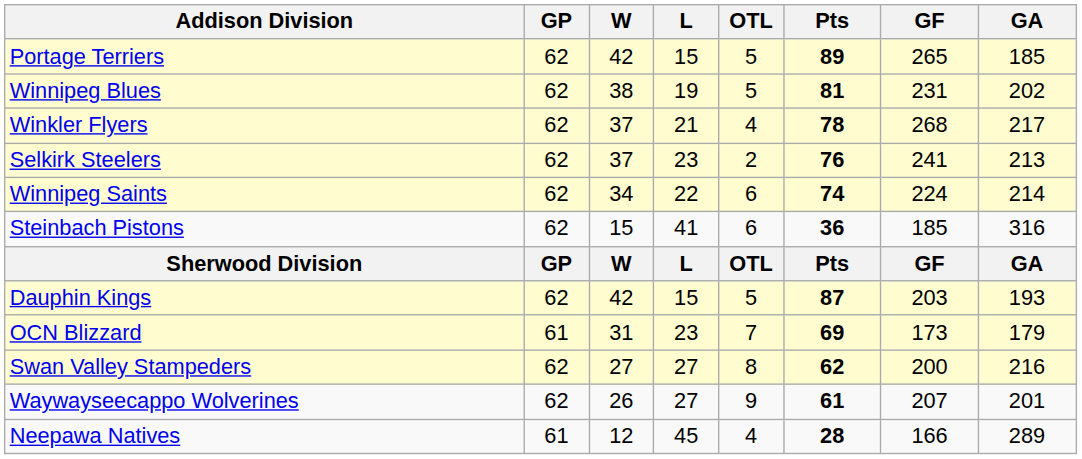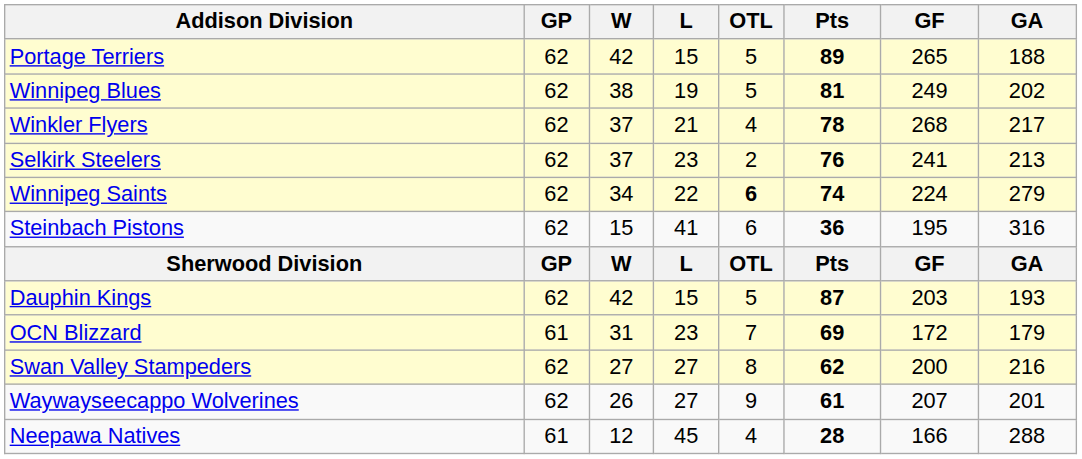(1027, 56) 185 -> (1027, 56) 188
(930, 90) 231 -> (930, 90) 249
(751, 194) normal -> (751, 194) bold
(1027, 194) 214 -> (1027, 194) 279
(930, 228) 185 -> (930, 228) 195
(930, 332) 173 -> (930, 332) 172
(1027, 435) 289 -> (1027, 435) 288
